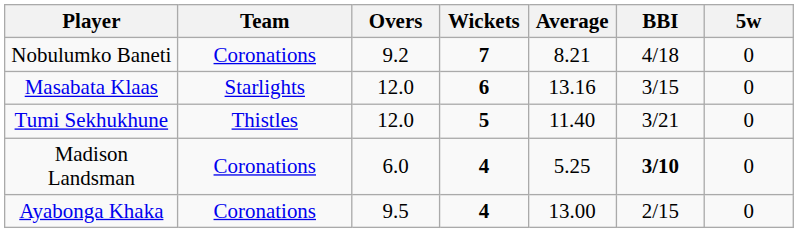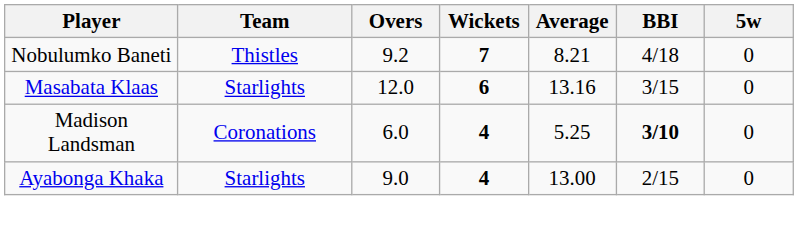(265, 54) Coronations -> (265, 54) Thistles
- row: (91, 120)
(265, 210) Coronations -> (265, 177) Starlights
(396, 210) 9.5 -> (396, 177) 9.0
